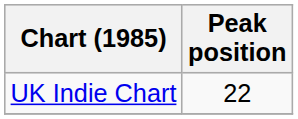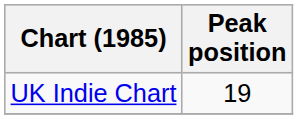(237, 93) 22 -> (237, 93) 19
